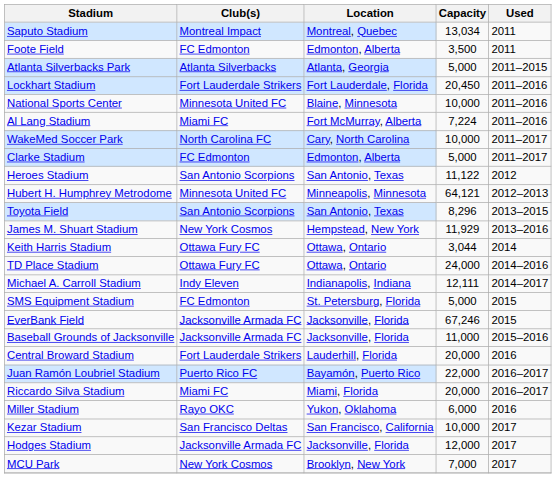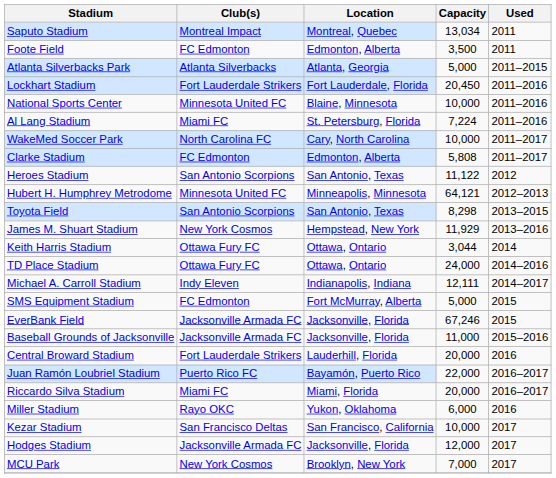(364, 121) Fort McMurray, Alberta -> (363, 121) St. Petersburg, Florida
(462, 157) 5,000 -> (462, 157) 5,808
(462, 211) 8,296 -> (462, 211) 8,298
(363, 301) St. Petersburg, Florida -> (364, 301) Fort McMurray, Alberta
